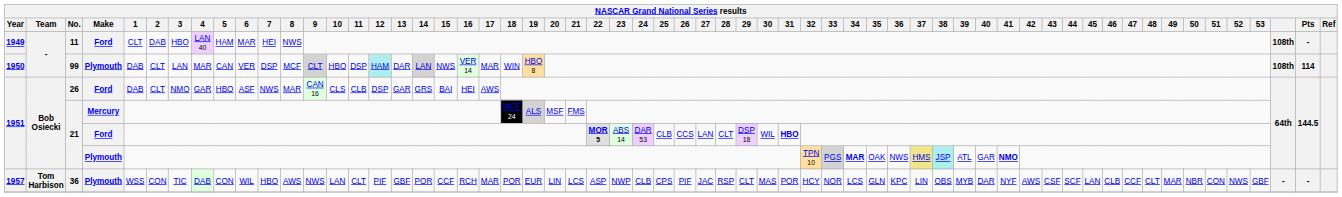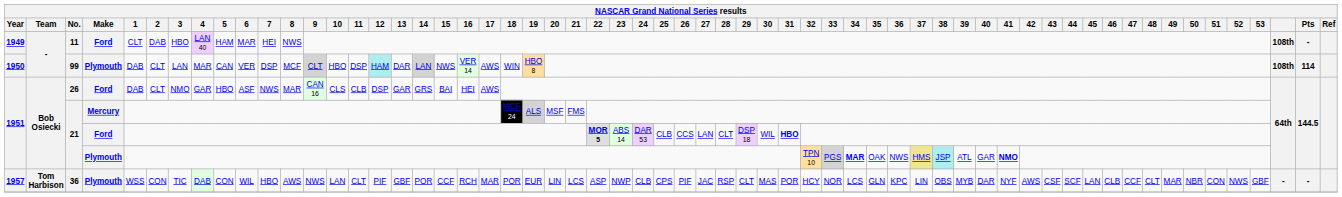(490, 66) MAR -> (490, 66) AWS
